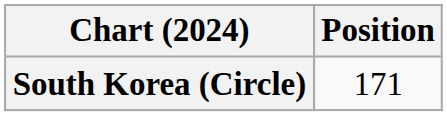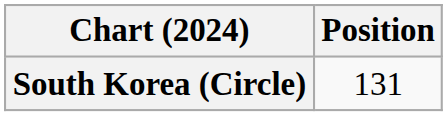(378, 82) 171 -> (378, 82) 131
